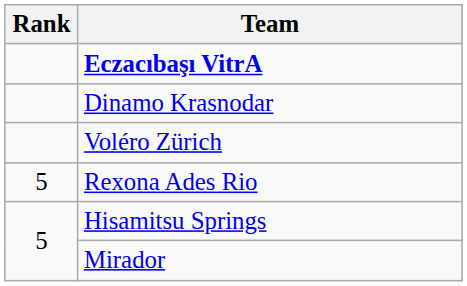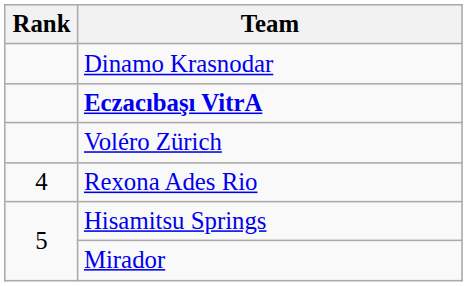rows swapped: (173, 63) <-> (179, 102)
(41, 181) 5 -> (41, 181) 4
